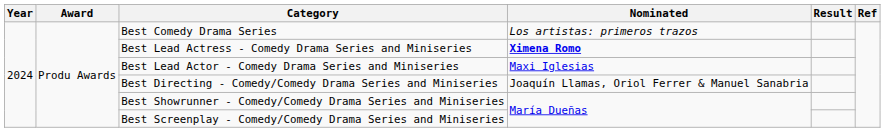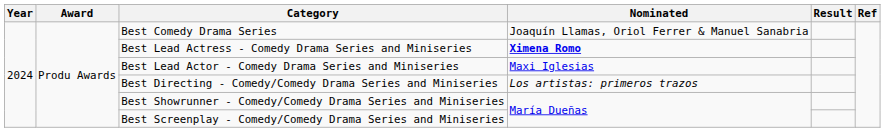(604, 31) Los artistas: primeros trazos -> (659, 31) Joaquín Llamas, Oriol Ferrer & Manuel Sanabria
(659, 84) Joaquín Llamas, Oriol Ferrer & Manuel Sanabria -> (604, 84) Los artistas: primeros trazos
